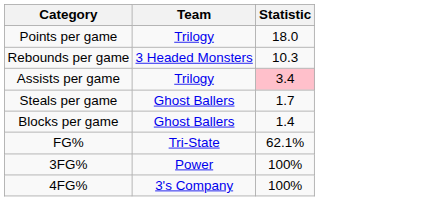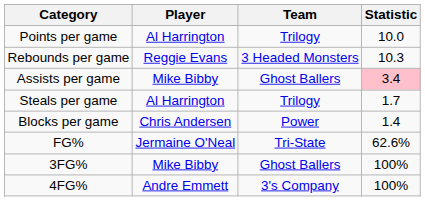+ column: (185, 15)
(285, 36) 18.0 -> (391, 36) 10.0
(194, 79) Trilogy -> (300, 79) Ghost Ballers
(194, 100) Ghost Ballers -> (300, 100) Trilogy
(194, 121) Ghost Ballers -> (300, 121) Power
(285, 143) 62.1% -> (391, 143) 62.6%
(194, 164) Power -> (300, 164) Ghost Ballers
